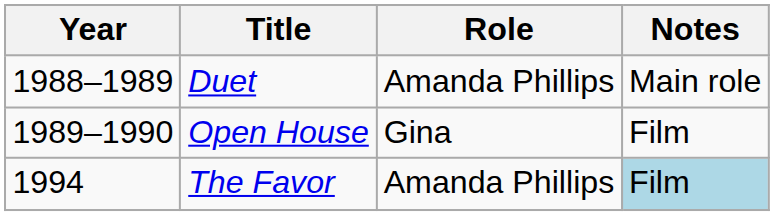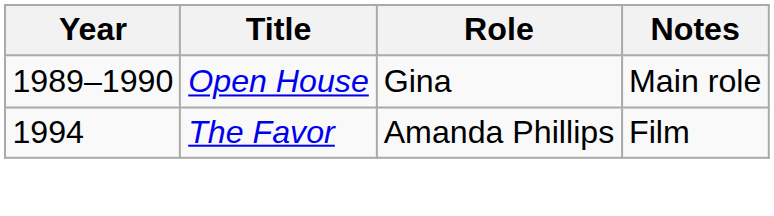- row: (222, 81)
(659, 132) Film -> (695, 81) Main role
(659, 183) lightblue background -> (659, 132) no background
